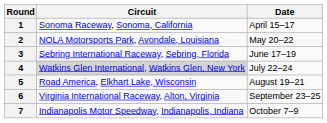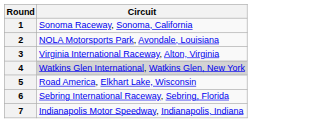- column: (285, 11)
(134, 53) Sebring International Raceway, Sebring, Florida -> (129, 53) Virginia International Raceway, Alton, Virginia
(129, 96) Virginia International Raceway, Alton, Virginia -> (134, 96) Sebring International Raceway, Sebring, Florida
